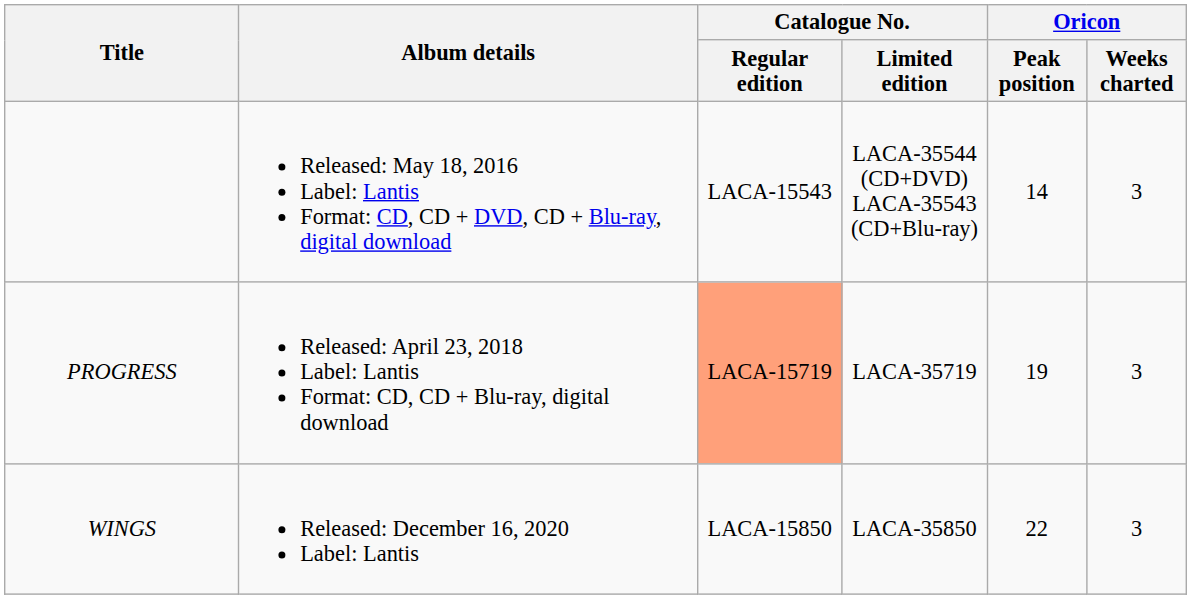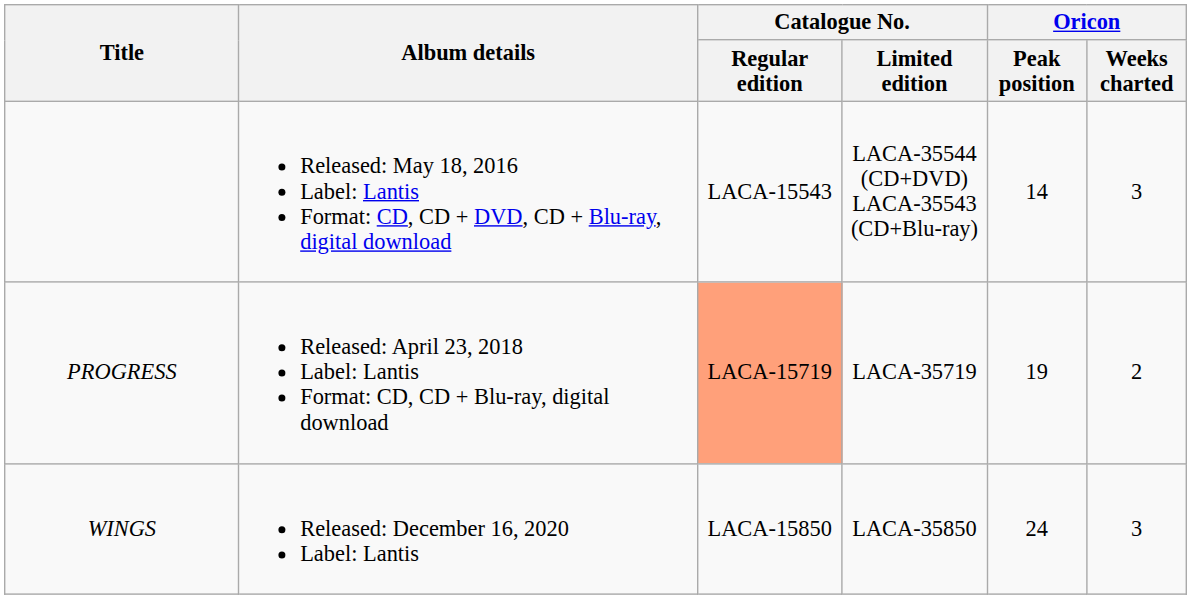(1137, 372) 3 -> (1137, 372) 2
(1037, 528) 22 -> (1037, 528) 24
